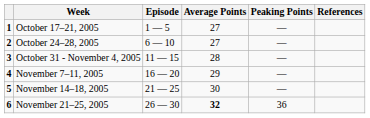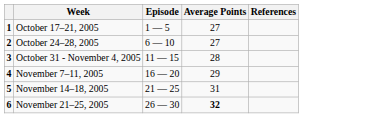- column: (282, 12)
(215, 89) 30 -> (215, 89) 31
